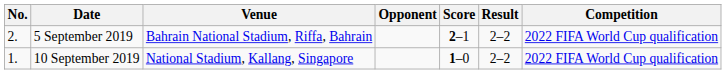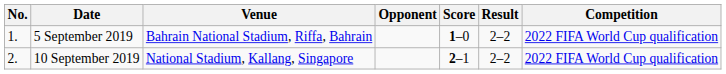(13, 36) 2. -> (13, 36) 1.
(459, 36) 2–1 -> (459, 36) 1–0
(13, 58) 1. -> (13, 58) 2.
(459, 58) 1–0 -> (459, 58) 2–1
